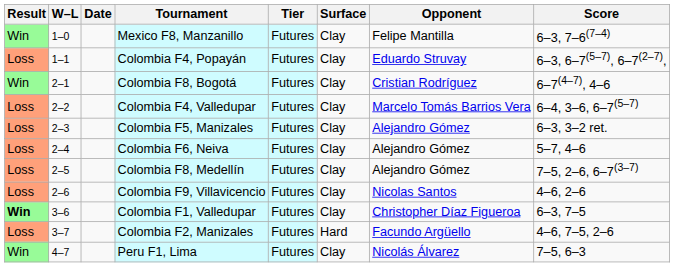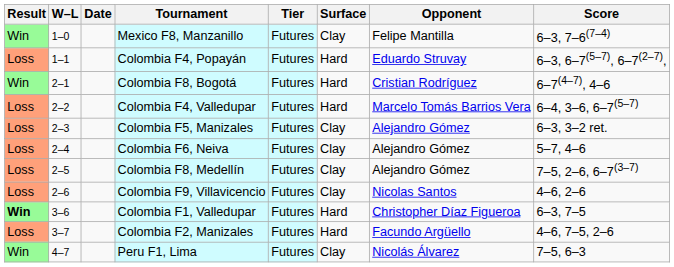(333, 59) Clay -> (334, 59) Hard
(333, 83) Clay -> (334, 83) Hard
(333, 106) Clay -> (334, 106) Hard
(333, 212) Clay -> (334, 212) Hard
